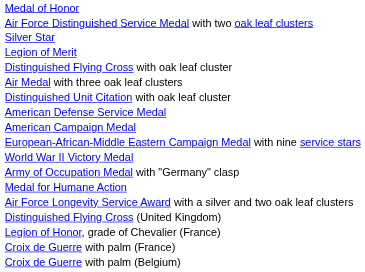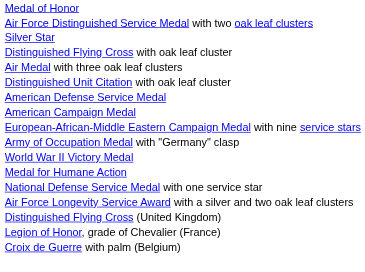- row: (41, 53)
rows swapped: (69, 157) <-> (122, 172)
+ row: (134, 187)
- row: (90, 247)
